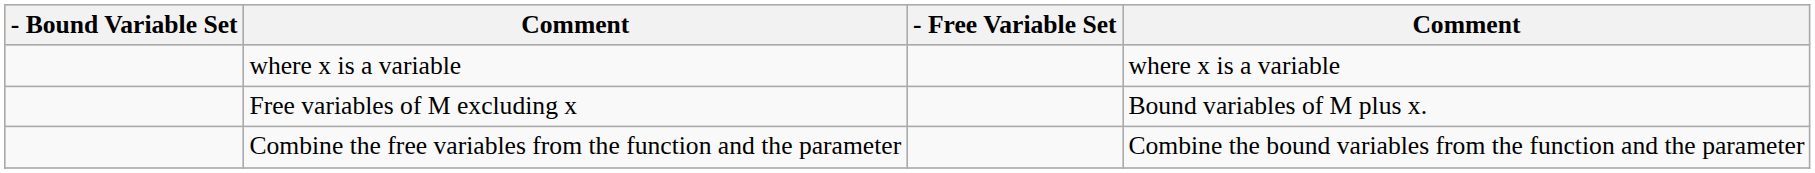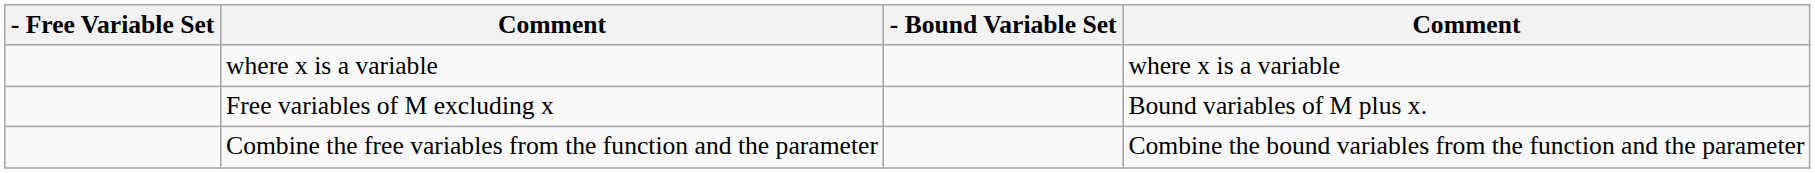columns swapped: (1015, 24) <-> (124, 24)
